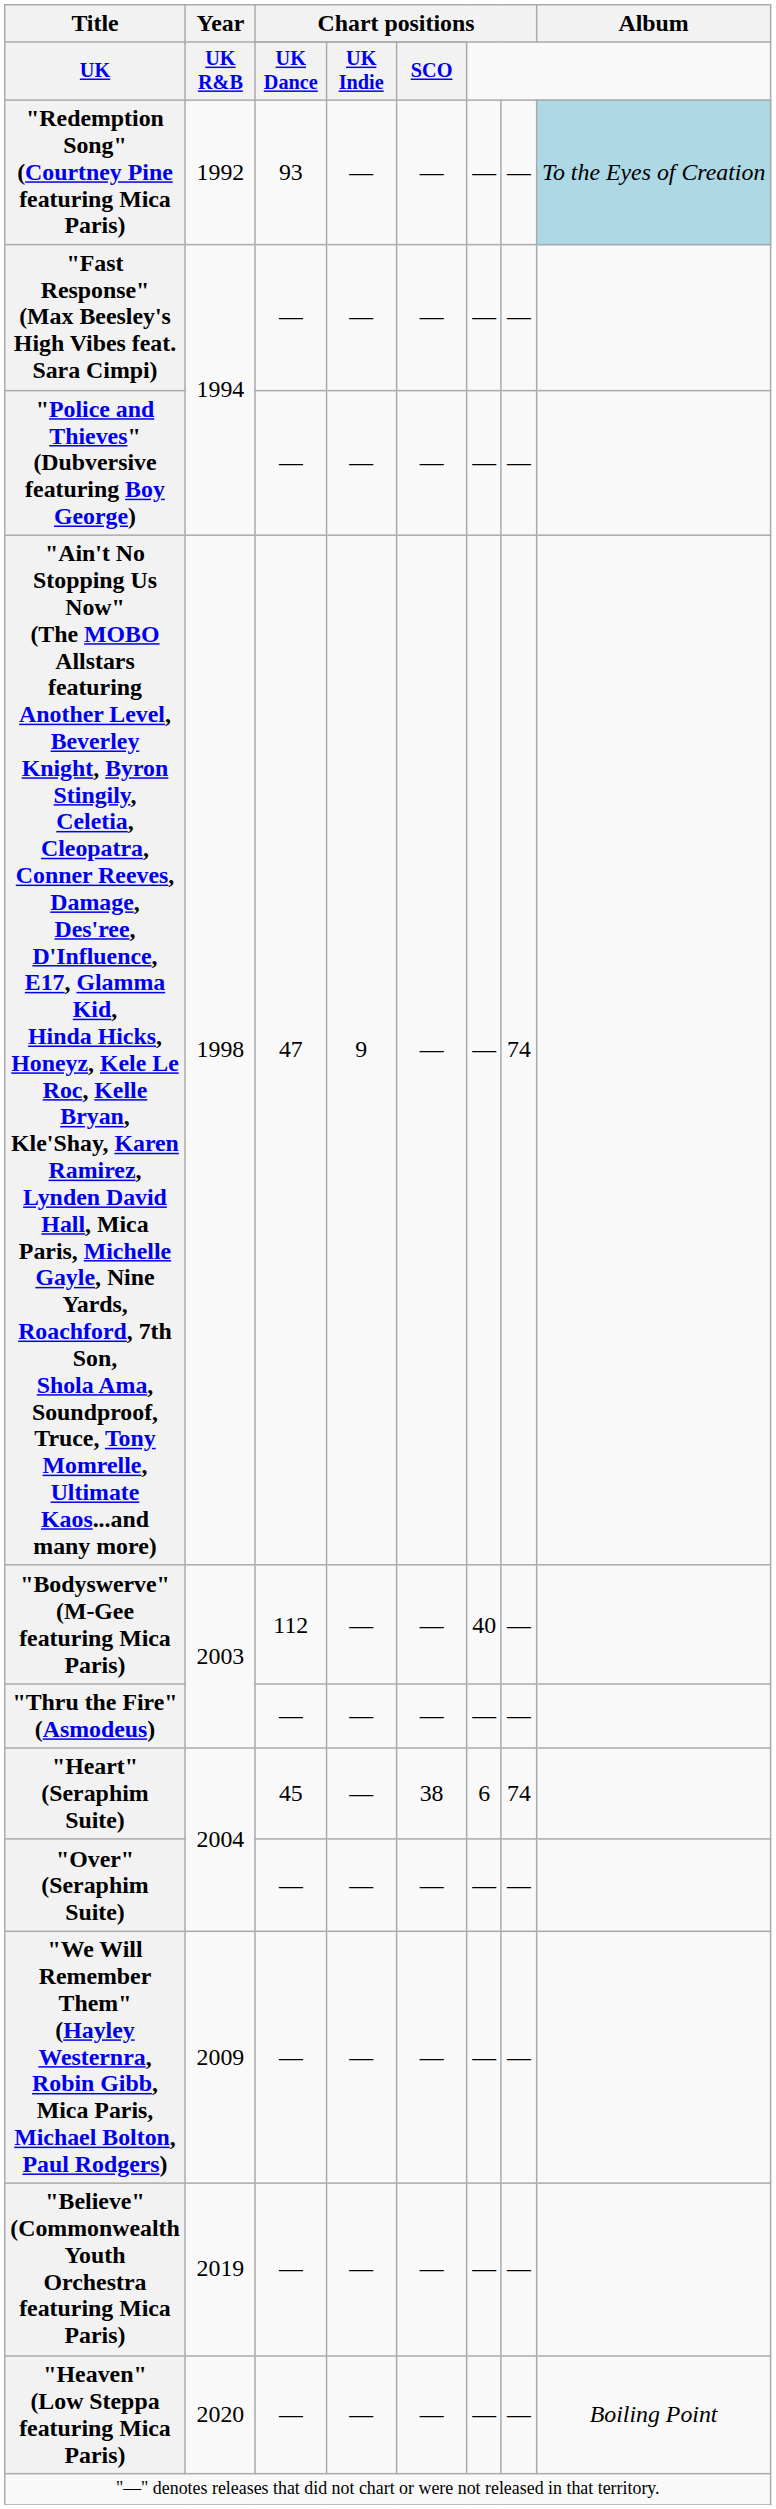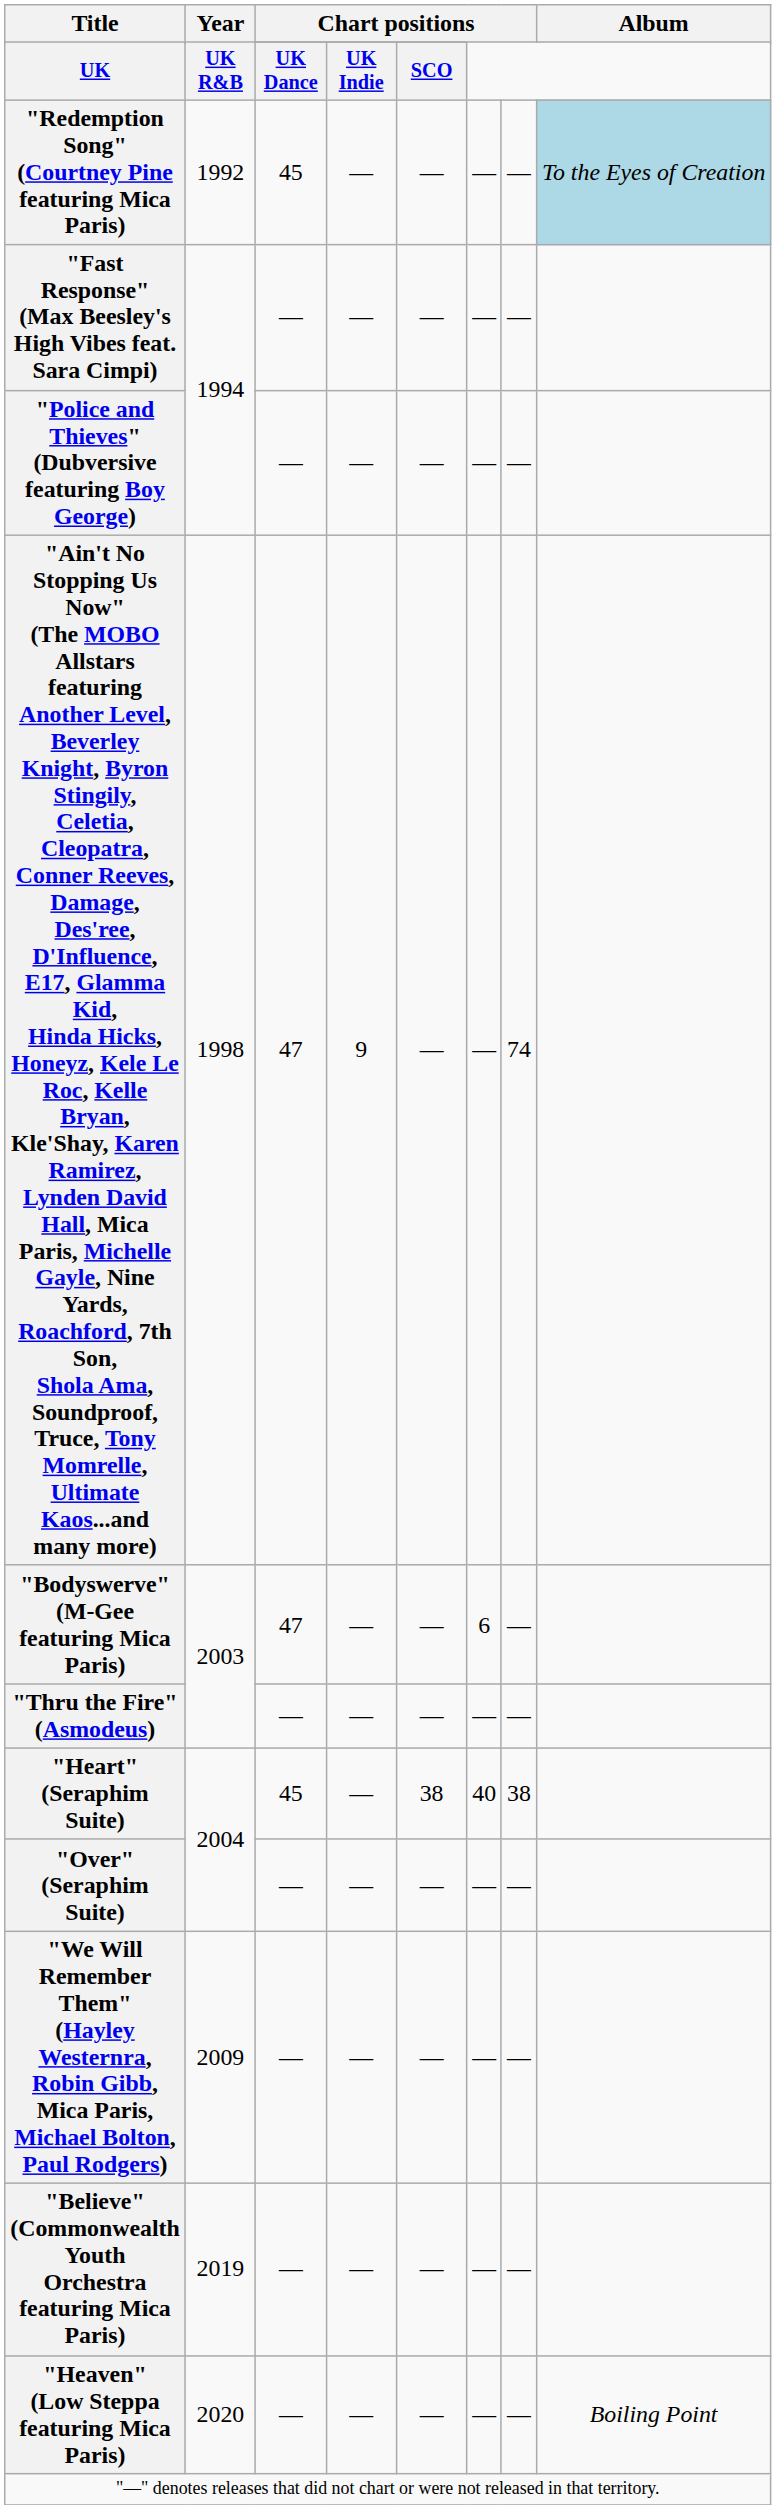(291, 172) 93 -> (291, 172) 45
(291, 1624) 112 -> (291, 1624) 47
(484, 1624) 40 -> (484, 1624) 6
(484, 1793) 6 -> (484, 1793) 40
(519, 1793) 74 -> (519, 1793) 38
